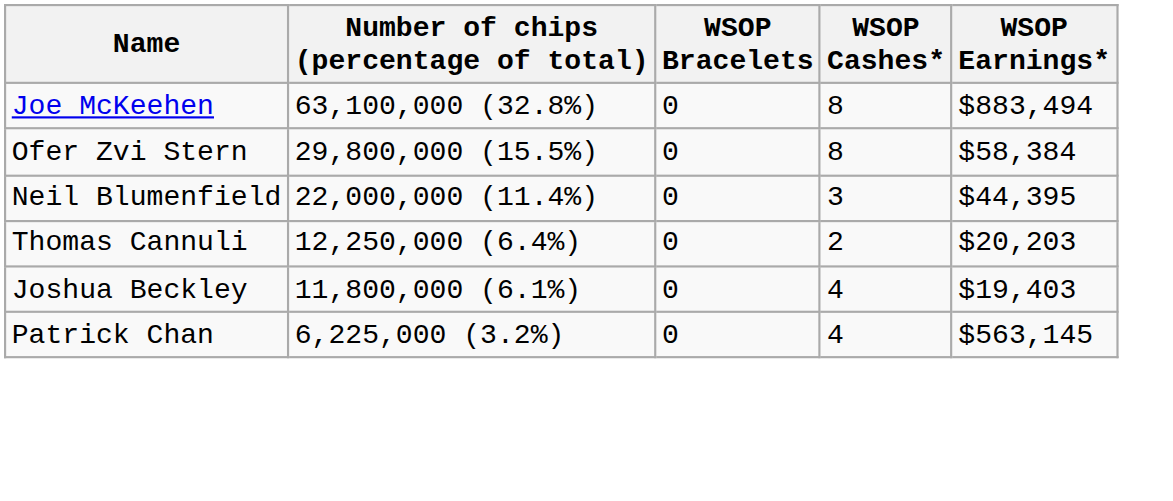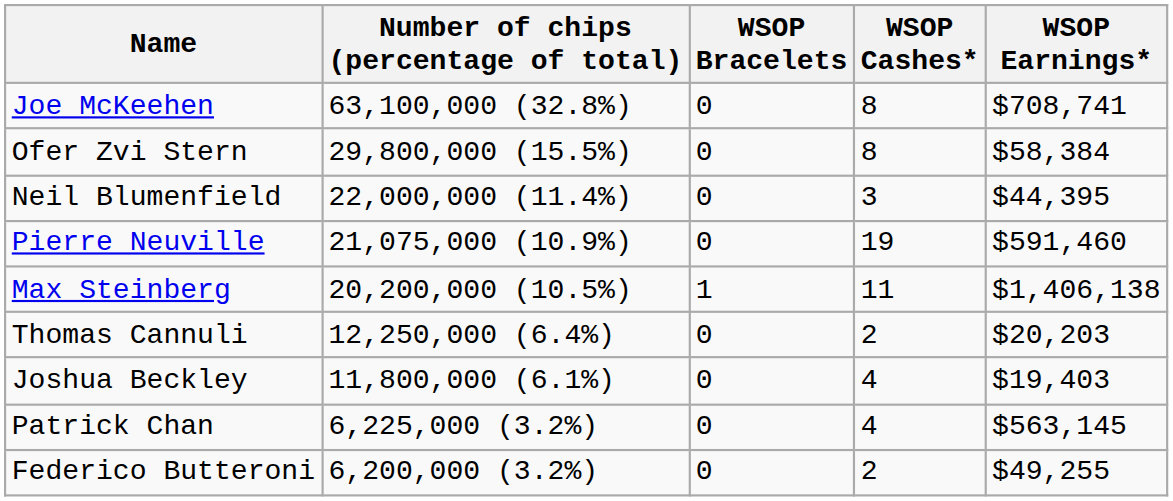(1026, 106) $883,494 -> (1059, 106) $708,741
+ row: (138, 243)
+ row: (121, 289)
+ row: (163, 472)
